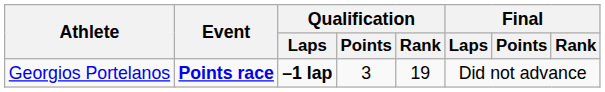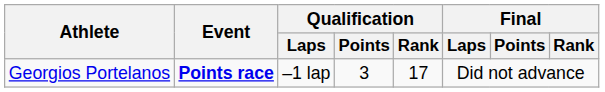(307, 73) bold -> (306, 73) normal
(420, 73) 19 -> (418, 73) 17
